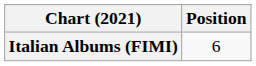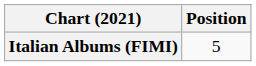(216, 46) 6 -> (216, 46) 5
